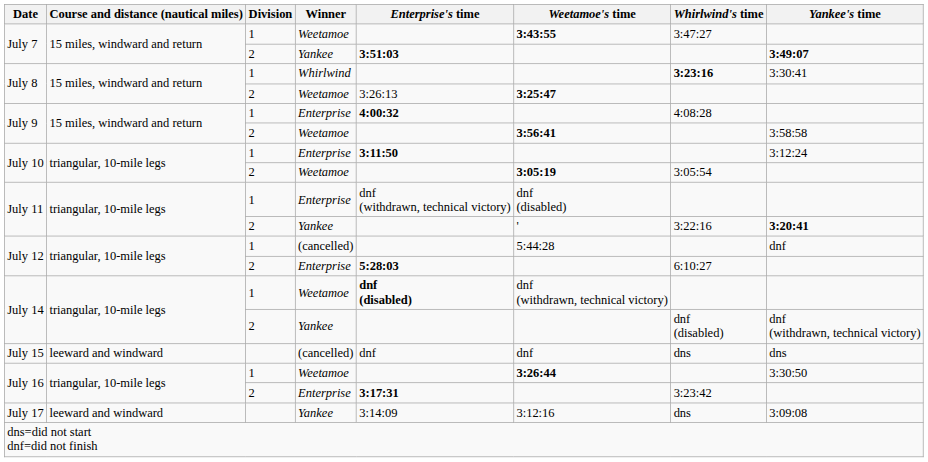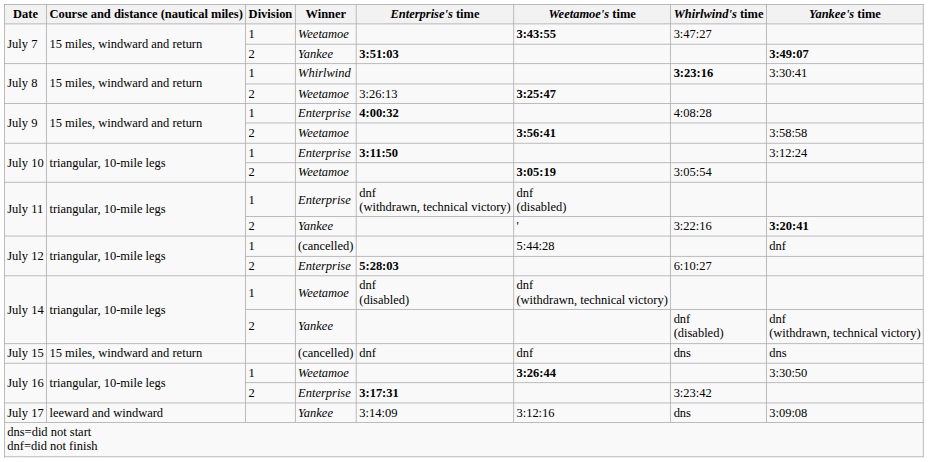(386, 292) bold -> (384, 292) normal
(106, 353) leeward and windward -> (126, 353) 15 miles, windward and return
